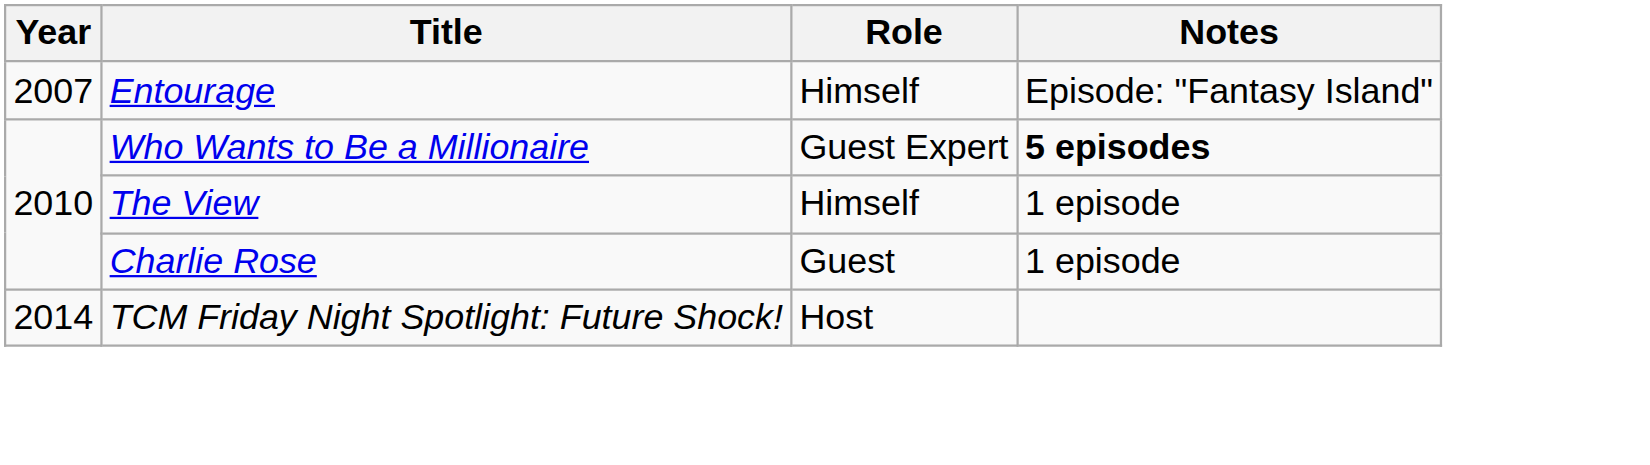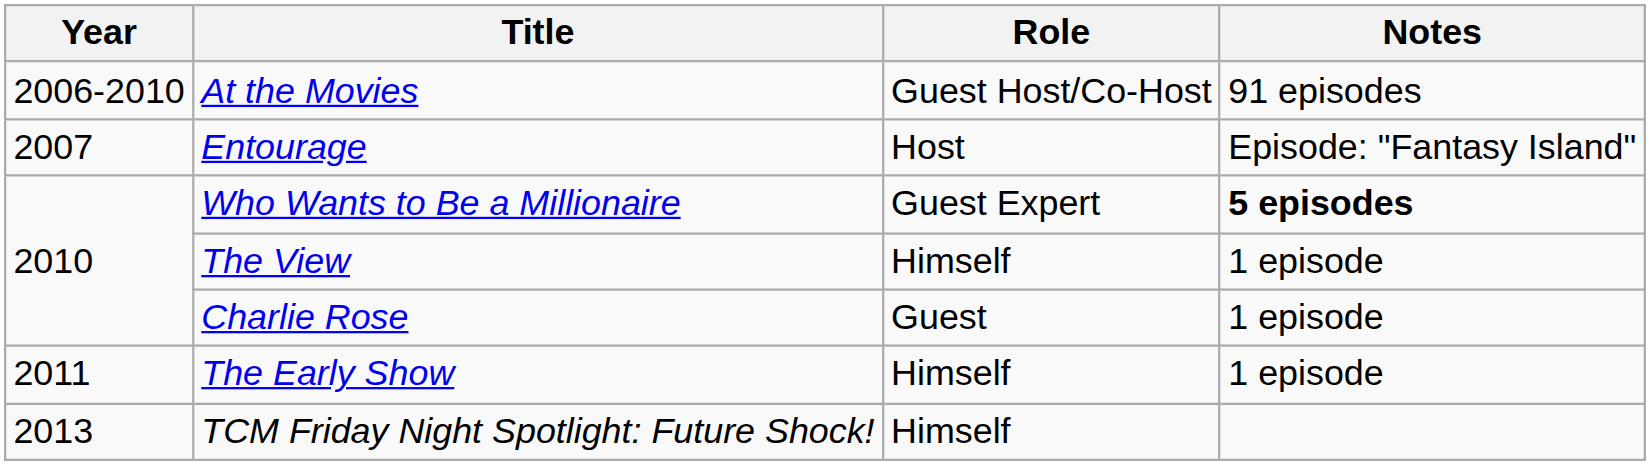+ row: (310, 89)
(859, 89) Himself -> (928, 146) Host
+ row: (328, 373)
(53, 317) 2014 -> (53, 430) 2013
(836, 317) Host -> (951, 430) Himself
